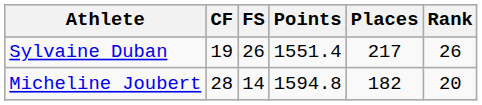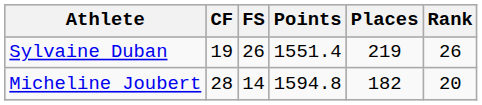(385, 52) 217 -> (385, 52) 219
